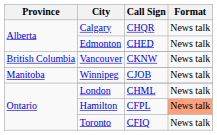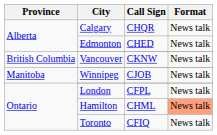(141, 91) CHML -> (139, 91) CFPL
(139, 106) CFPL -> (141, 106) CHML
